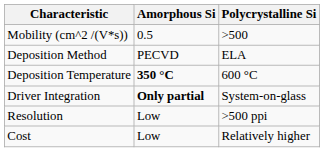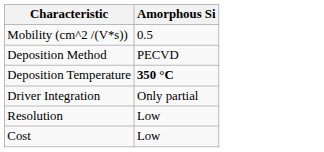- column: (269, 14)
(170, 95) bold -> (168, 95) normal
